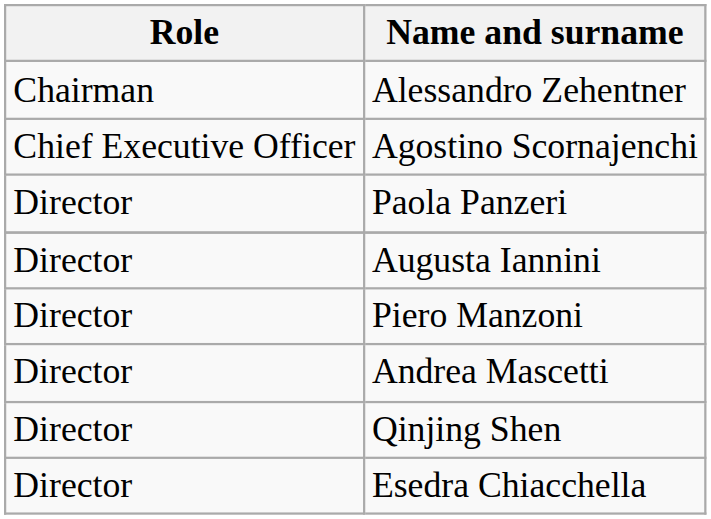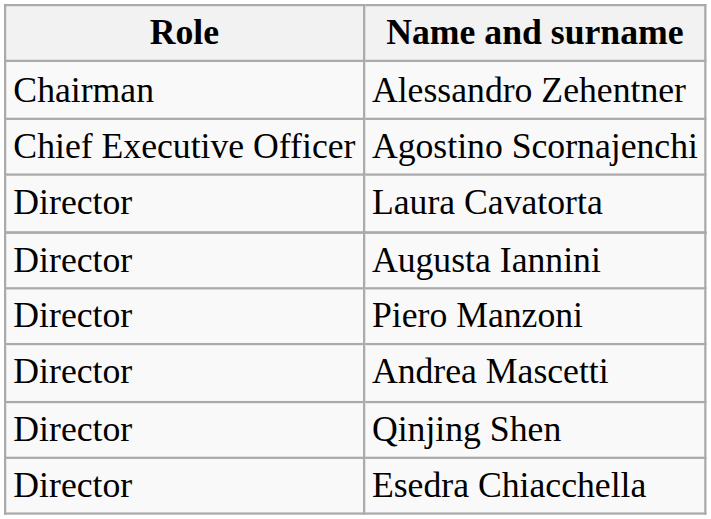- row: (470, 202)
+ row: (487, 202)
